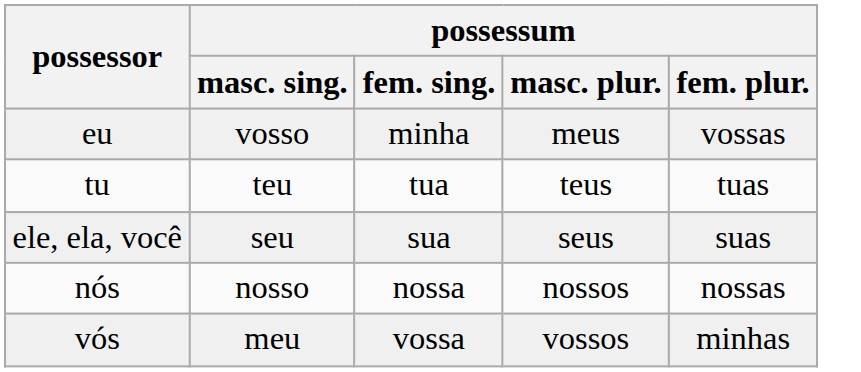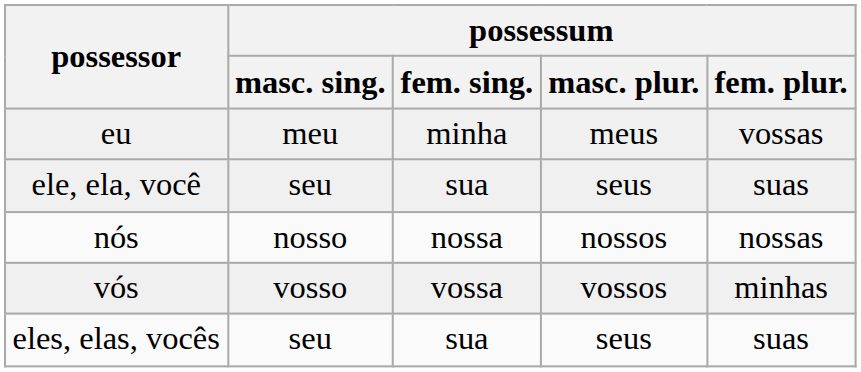(272, 133) vosso -> (310, 133) meu
- row: (97, 184)
(272, 339) meu -> (310, 287) vosso
+ row: (116, 339)
